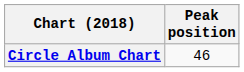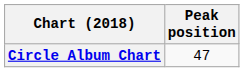(202, 56) 46 -> (202, 56) 47
